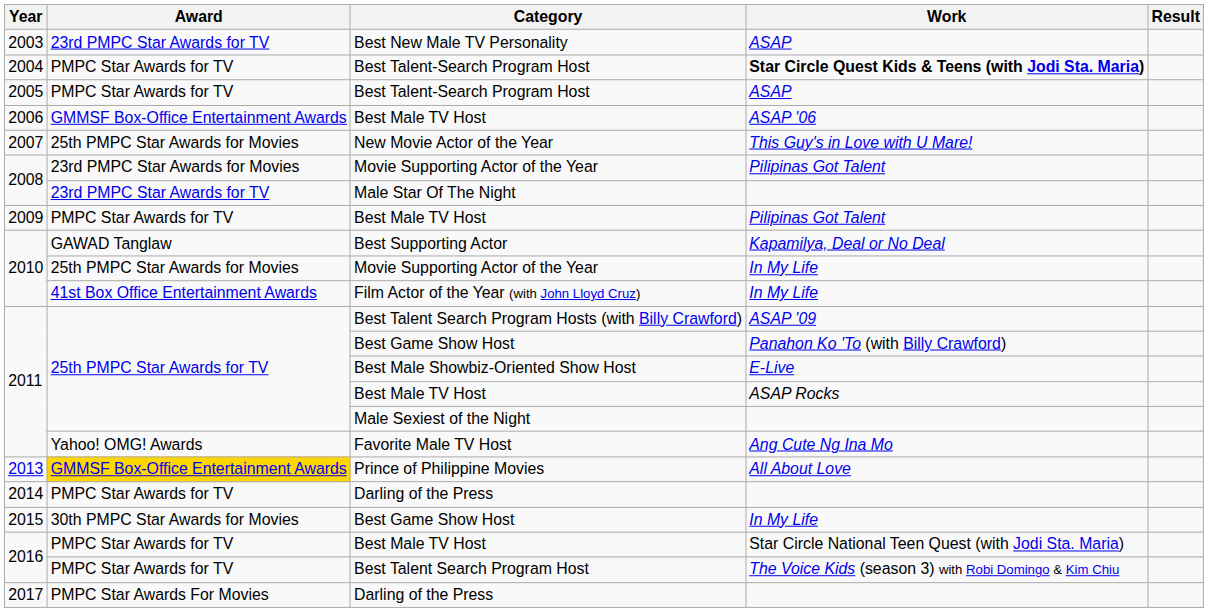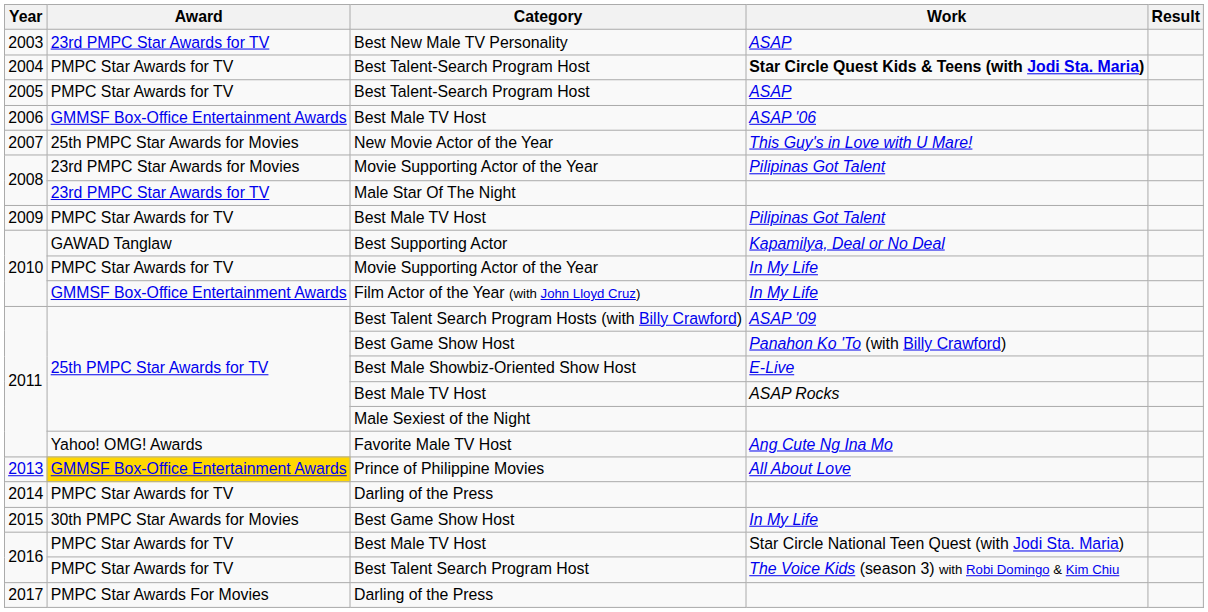(175, 268) 25th PMPC Star Awards for Movies -> (142, 268) PMPC Star Awards for TV
(184, 293) 41st Box Office Entertainment Awards -> (199, 293) GMMSF Box-Office Entertainment Awards
